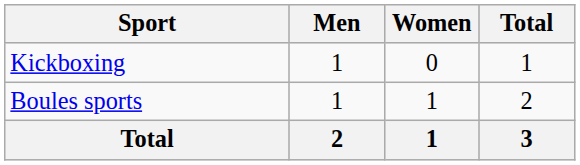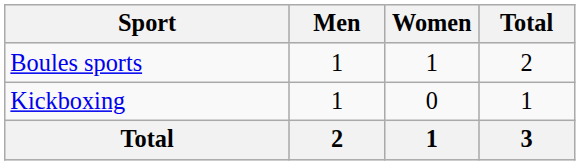rows swapped: (76, 100) <-> (68, 62)
